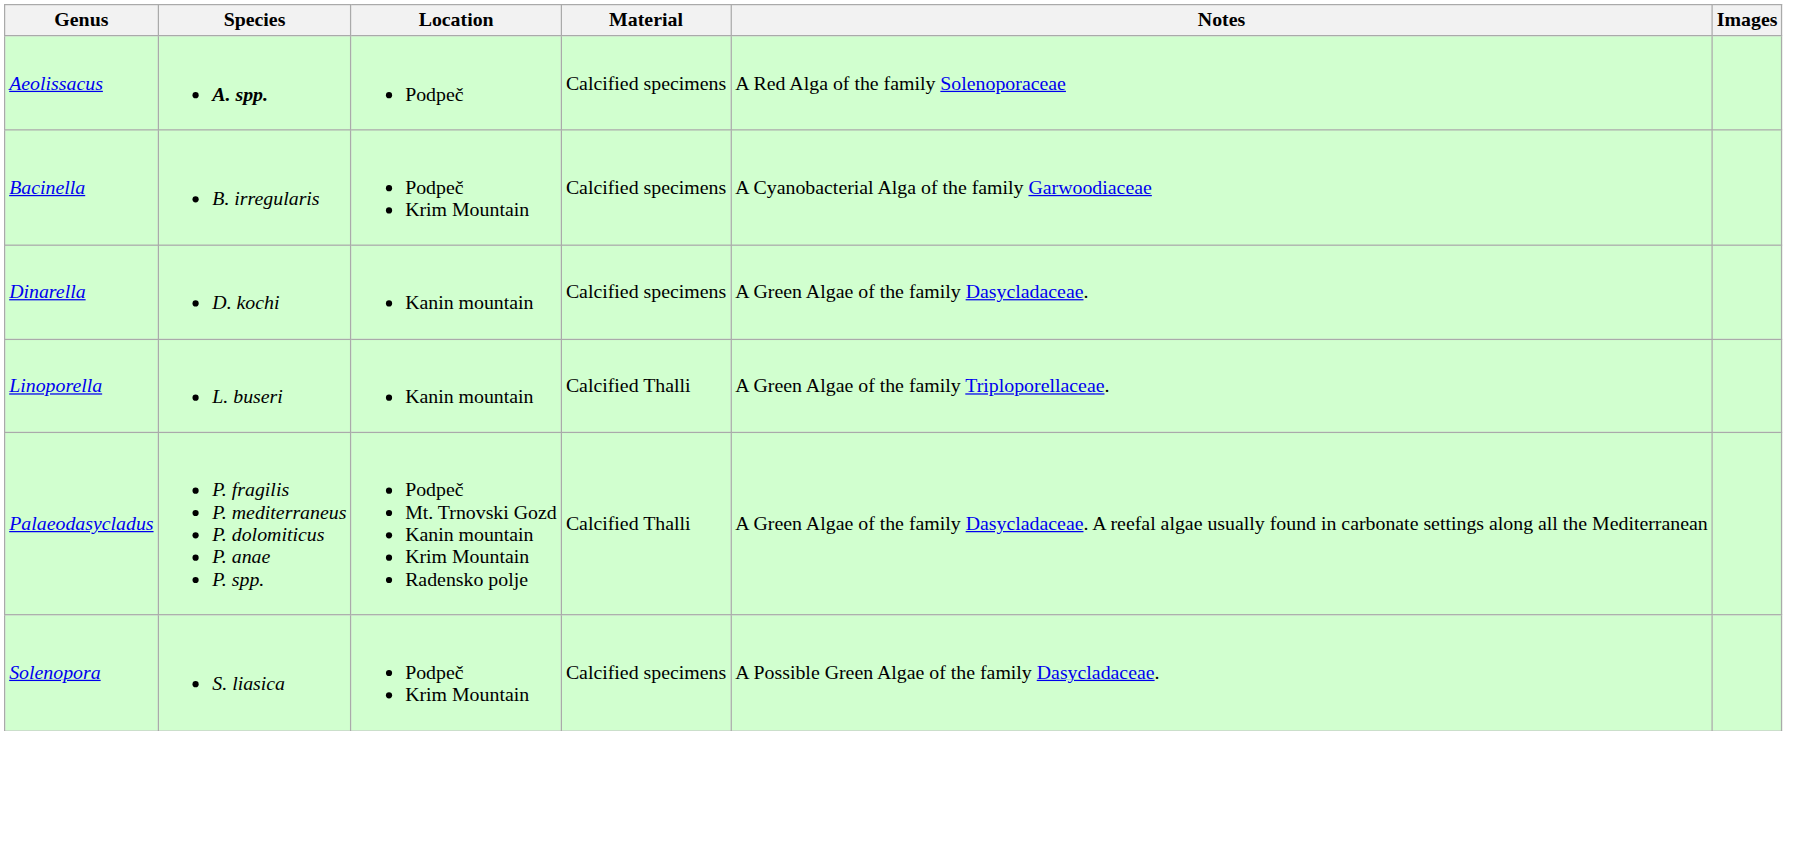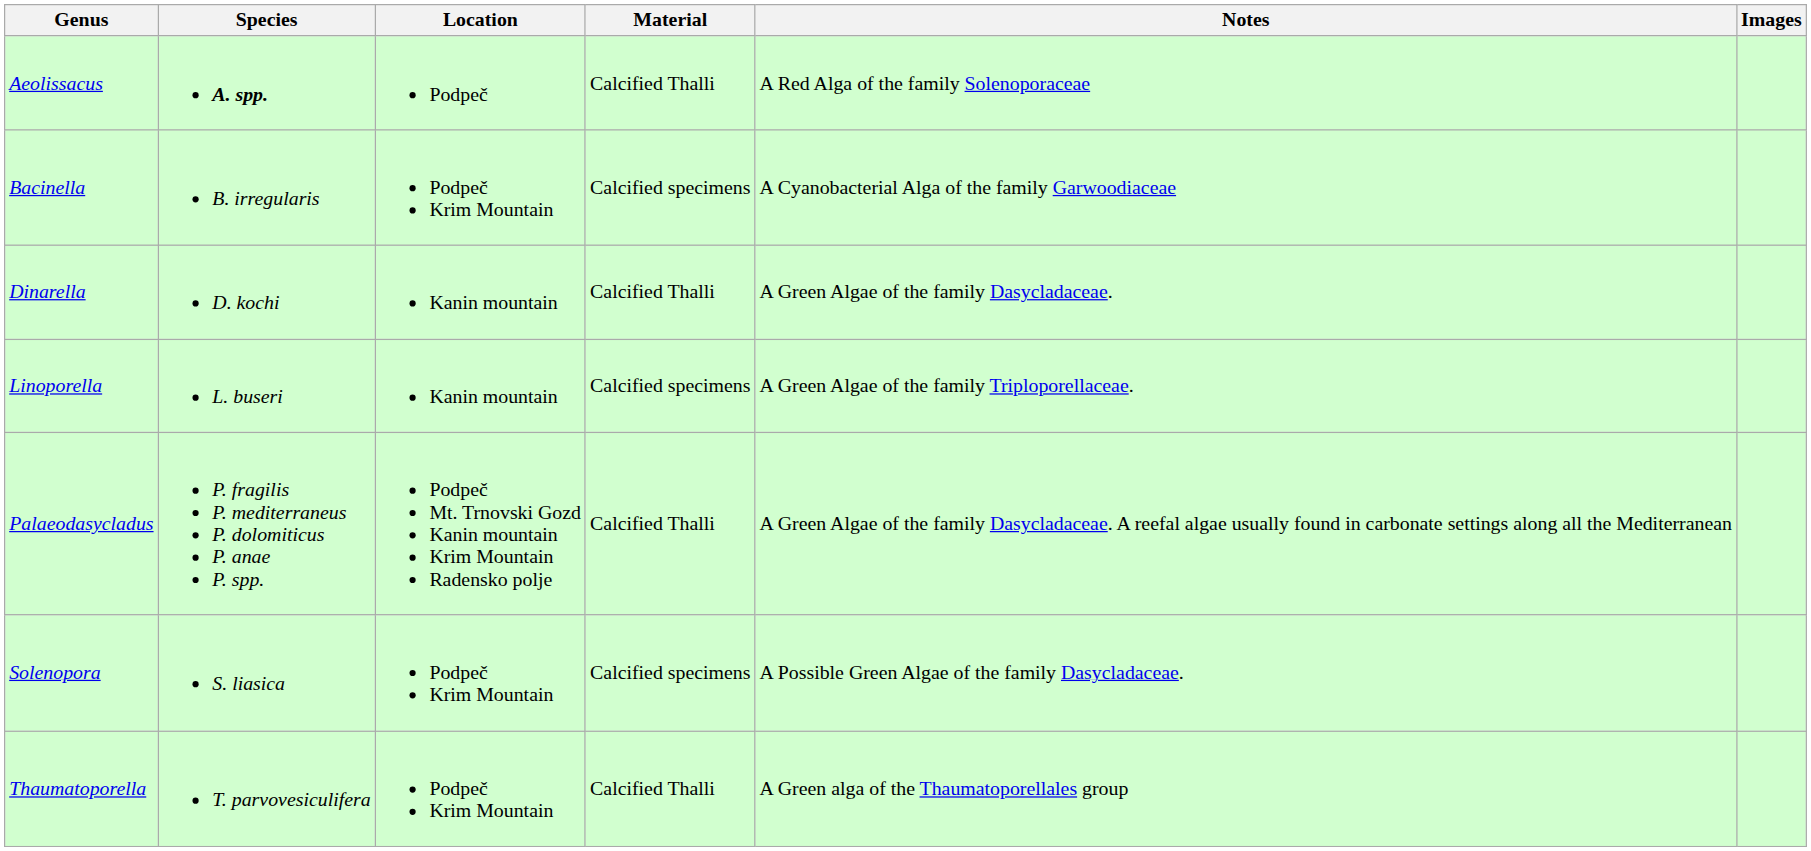(646, 82) Calcified specimens -> (652, 82) Calcified Thalli
(646, 291) Calcified specimens -> (652, 291) Calcified Thalli
(628, 385) Calcified Thalli -> (670, 385) Calcified specimens
+ row: (78, 788)
